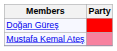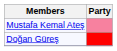rows swapped: (45, 39) <-> (32, 26)
